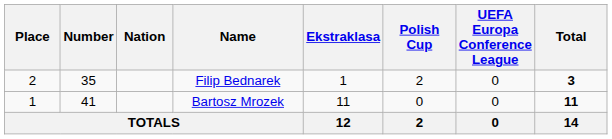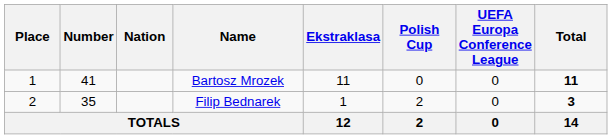rows swapped: (238, 101) <-> (238, 80)
